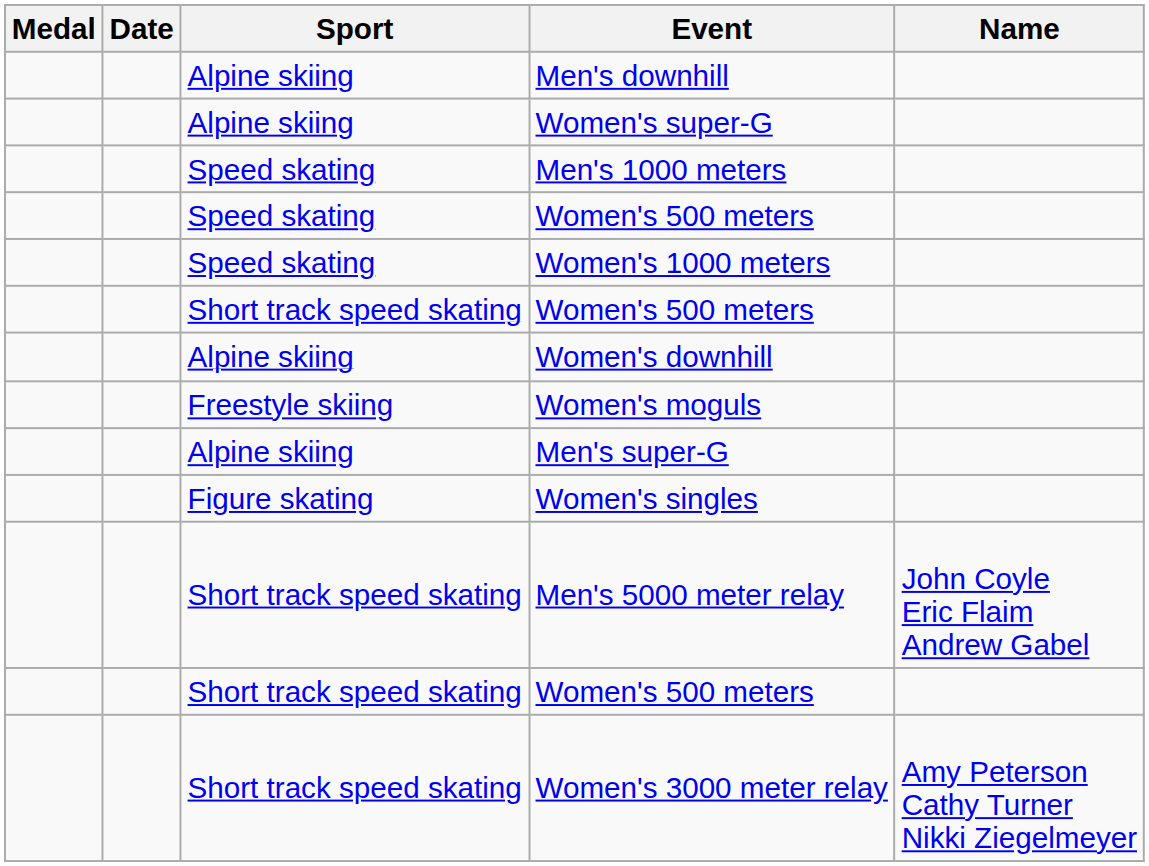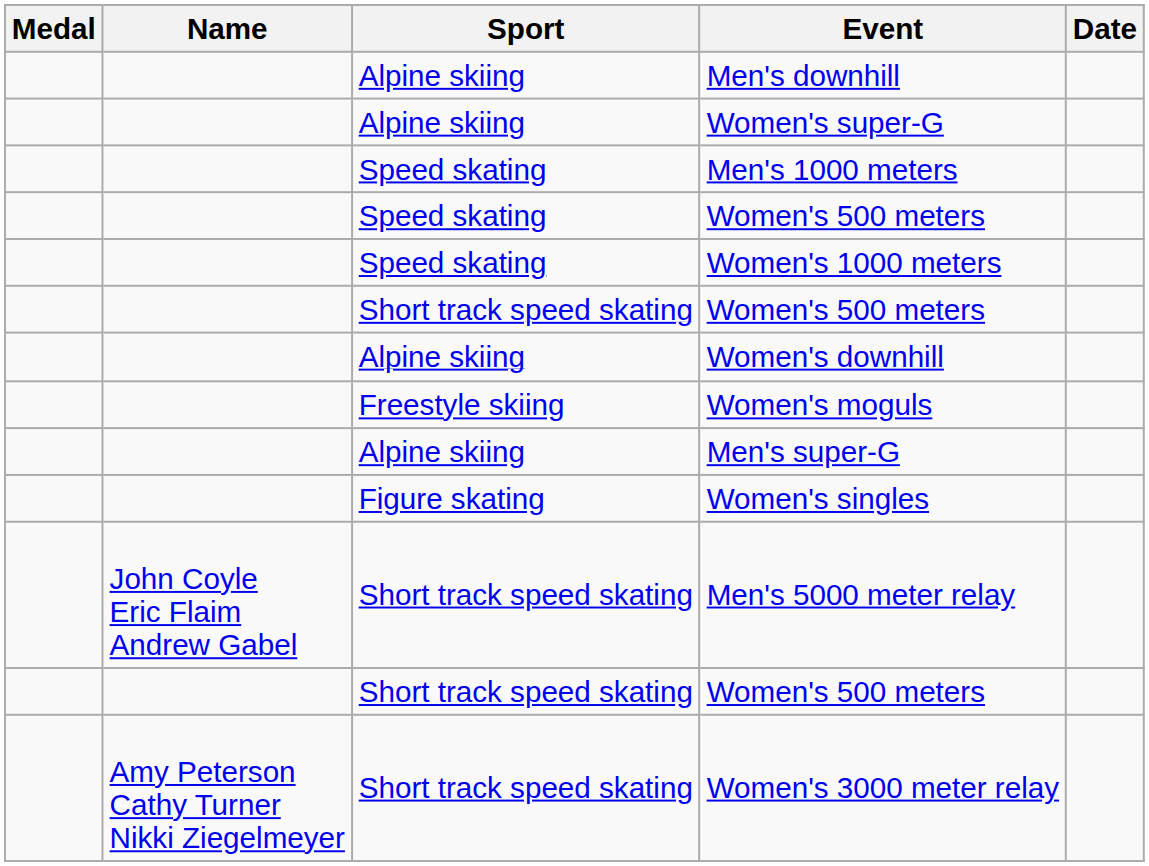columns swapped: (1019, 29) <-> (142, 29)
